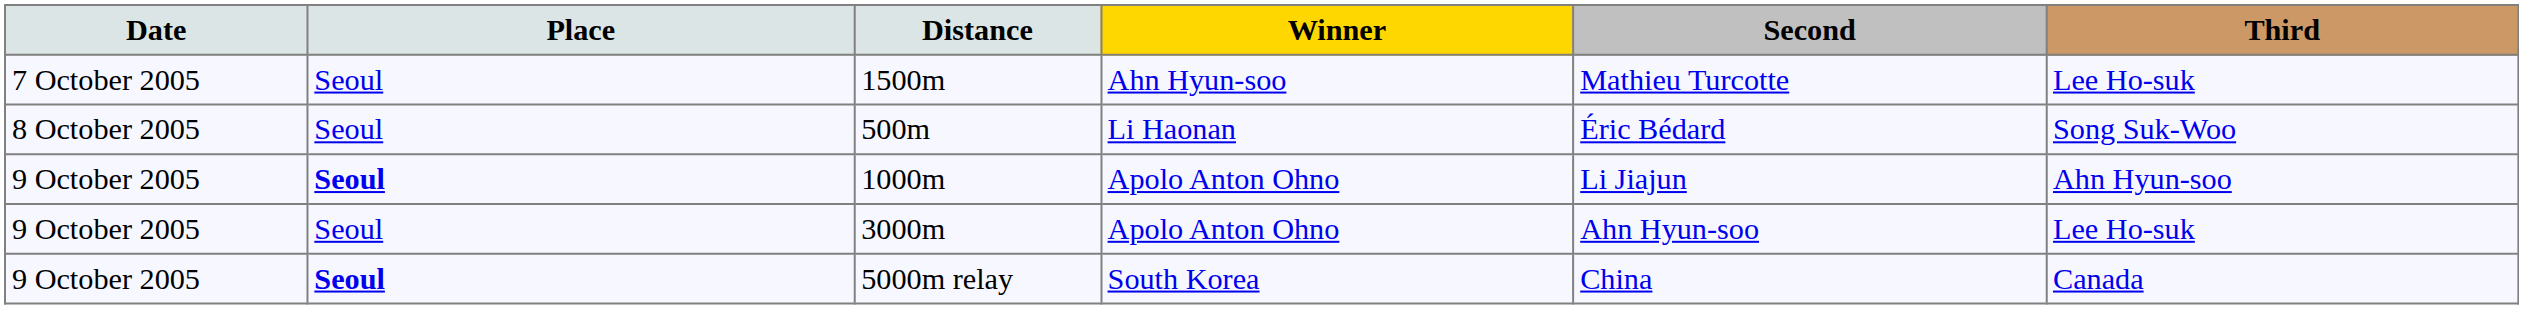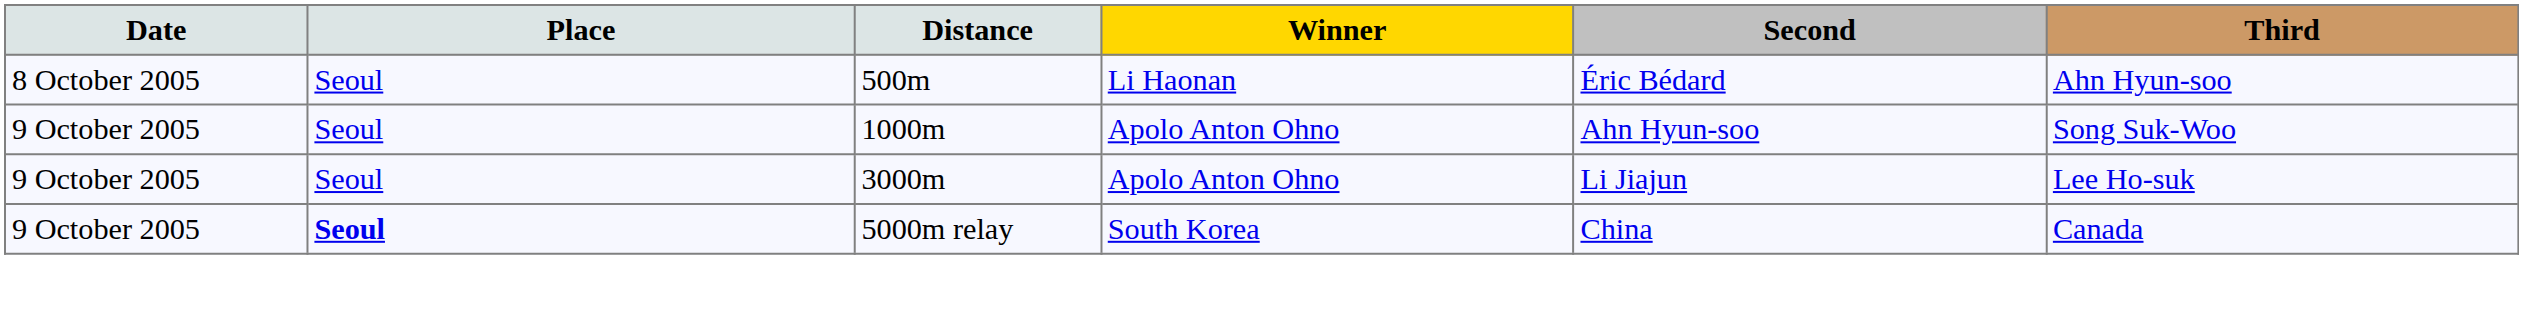- row: (903, 79)
(2145, 128) Song Suk-Woo -> (2142, 79) Ahn Hyun-soo
(350, 178) bold -> (349, 128) normal
(1634, 178) Li Jiajun -> (1670, 128) Ahn Hyun-soo
(2142, 178) Ahn Hyun-soo -> (2144, 128) Song Suk-Woo
(1670, 228) Ahn Hyun-soo -> (1634, 178) Li Jiajun
